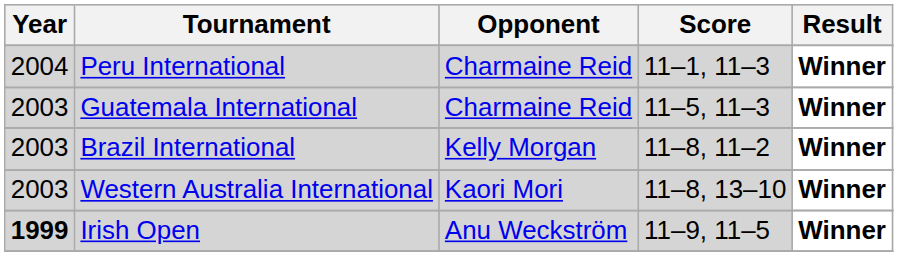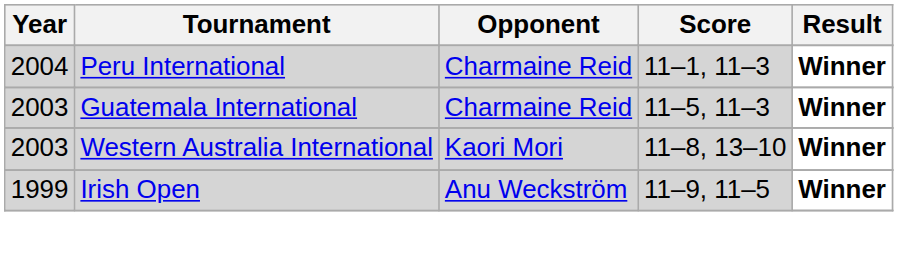- row: (188, 148)
(40, 230) bold -> (40, 189) normal
